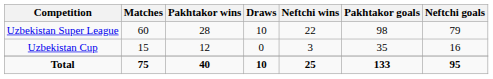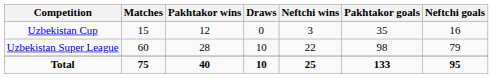rows swapped: (63, 30) <-> (63, 47)
